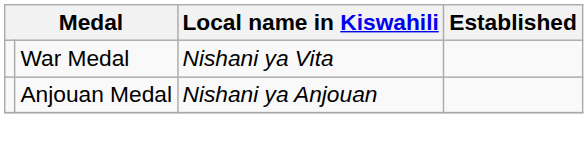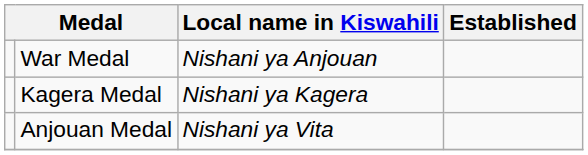(258, 58) Nishani ya Vita -> (280, 58) Nishani ya Anjouan
+ row: (91, 94)
(280, 94) Nishani ya Anjouan -> (258, 130) Nishani ya Vita
